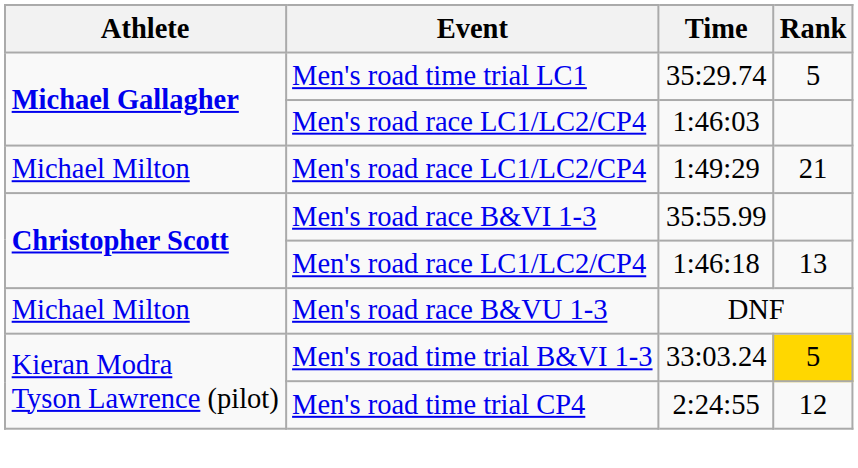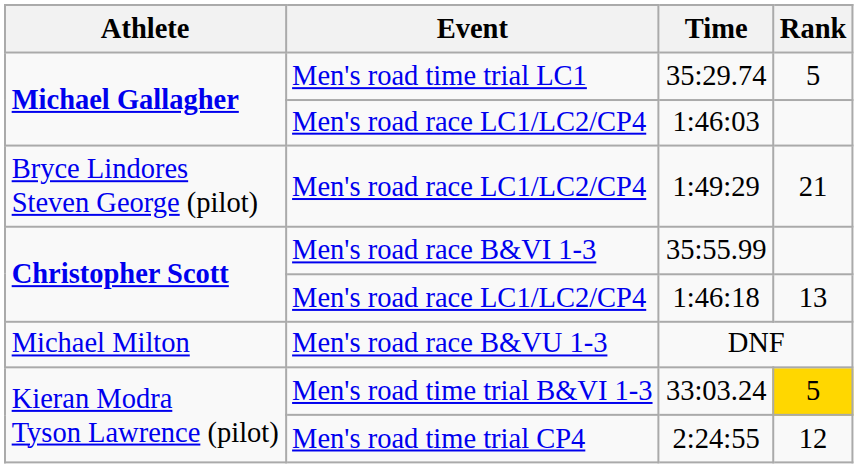(101, 169) Michael Milton -> (135, 186) Bryce Lindores Steven George (pilot)
